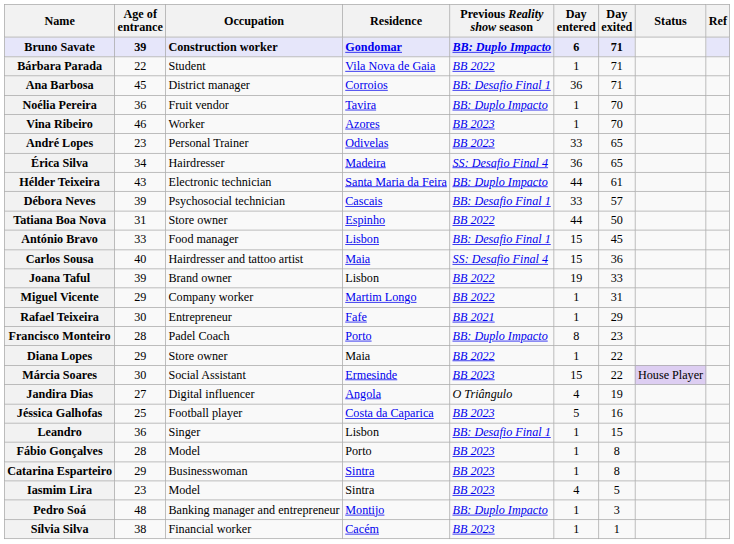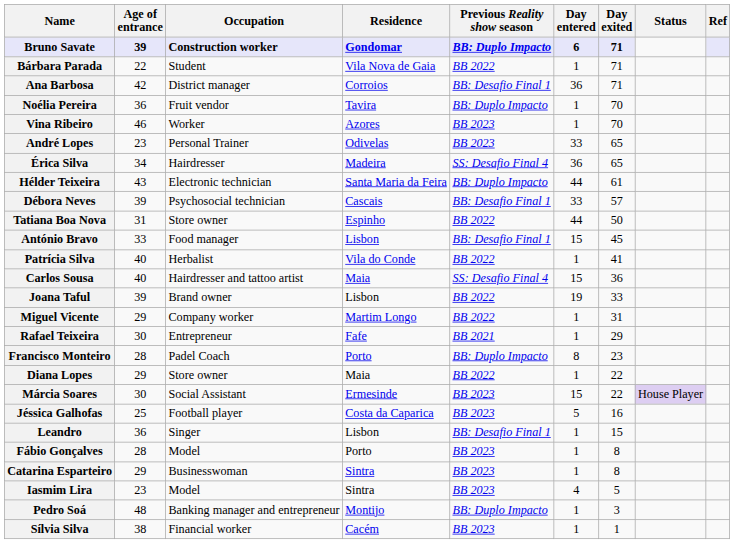(140, 85) 45 -> (140, 85) 42
+ row: (60, 259)
- row: (60, 394)
